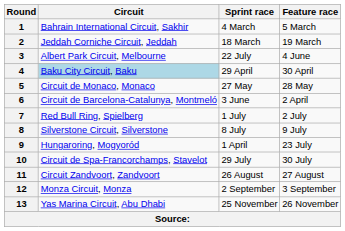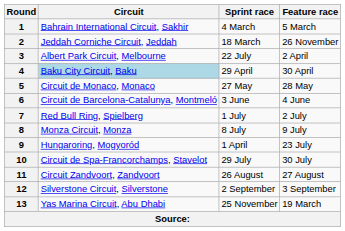(302, 41) 19 March -> (310, 41) 26 November
(296, 56) 4 June -> (295, 56) 2 April
(295, 100) 2 April -> (296, 100) 4 June
(104, 130) Silverstone Circuit, Silverstone -> (86, 130) Monza Circuit, Monza
(86, 189) Monza Circuit, Monza -> (104, 189) Silverstone Circuit, Silverstone
(310, 204) 26 November -> (302, 204) 19 March
